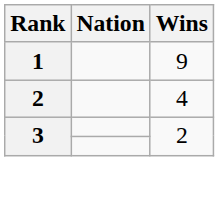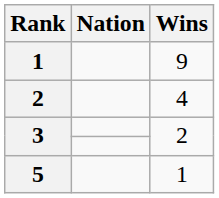+ row: (38, 173)
